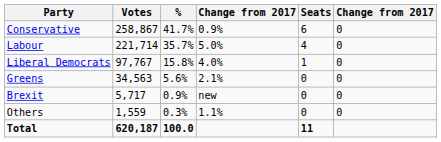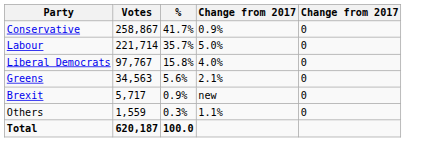- column: (316, 13)
